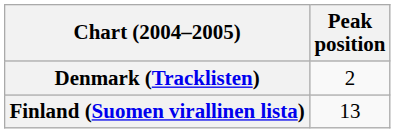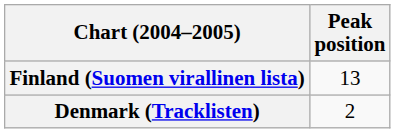rows swapped: (157, 77) <-> (157, 111)
